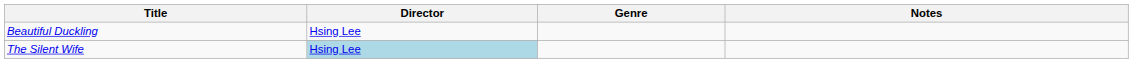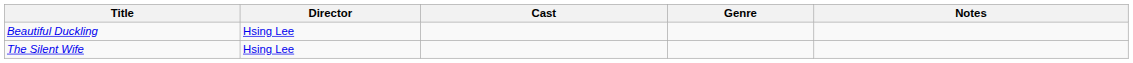+ column: (544, 13)
(335, 49) lightblue background -> (269, 49) no background
